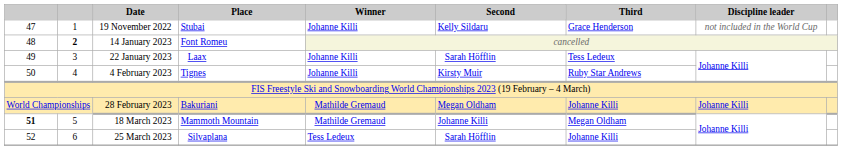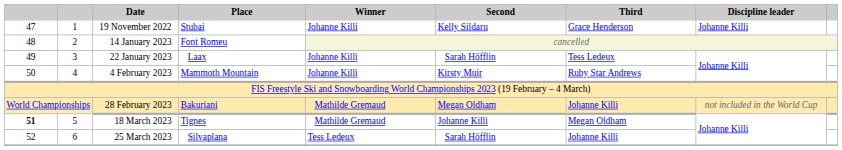(761, 27) not included in the World Cup -> (723, 27) Johanne Killi
(75, 42) bold -> (75, 42) normal
(193, 73) Tignes -> (219, 73) Mammoth Mountain
(723, 105) Johanne Killi -> (761, 105) not included in the World Cup
(219, 121) Mammoth Mountain -> (193, 121) Tignes
